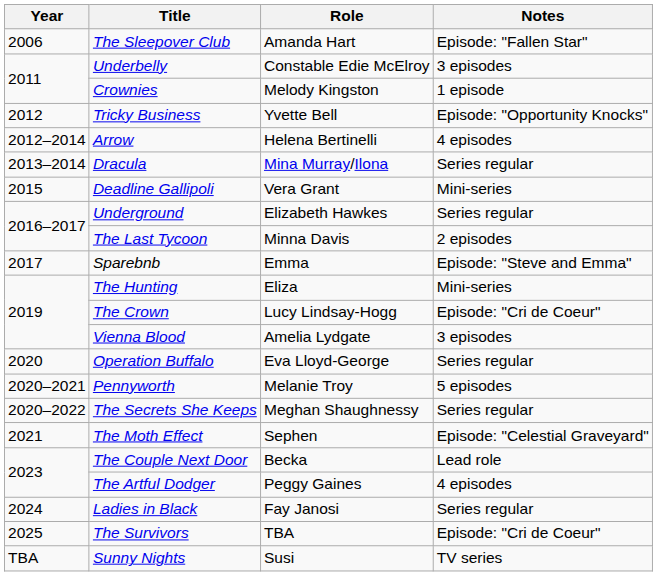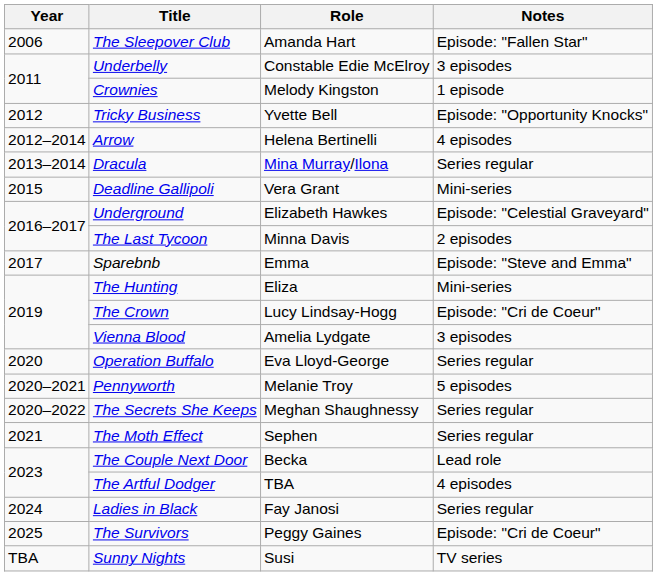(485, 213) Series regular -> (543, 213) Episode: "Celestial Graveyard"
(543, 435) Episode: "Celestial Graveyard" -> (485, 435) Series regular
(313, 484) Peggy Gaines -> (279, 484) TBA
(279, 533) TBA -> (313, 533) Peggy Gaines
